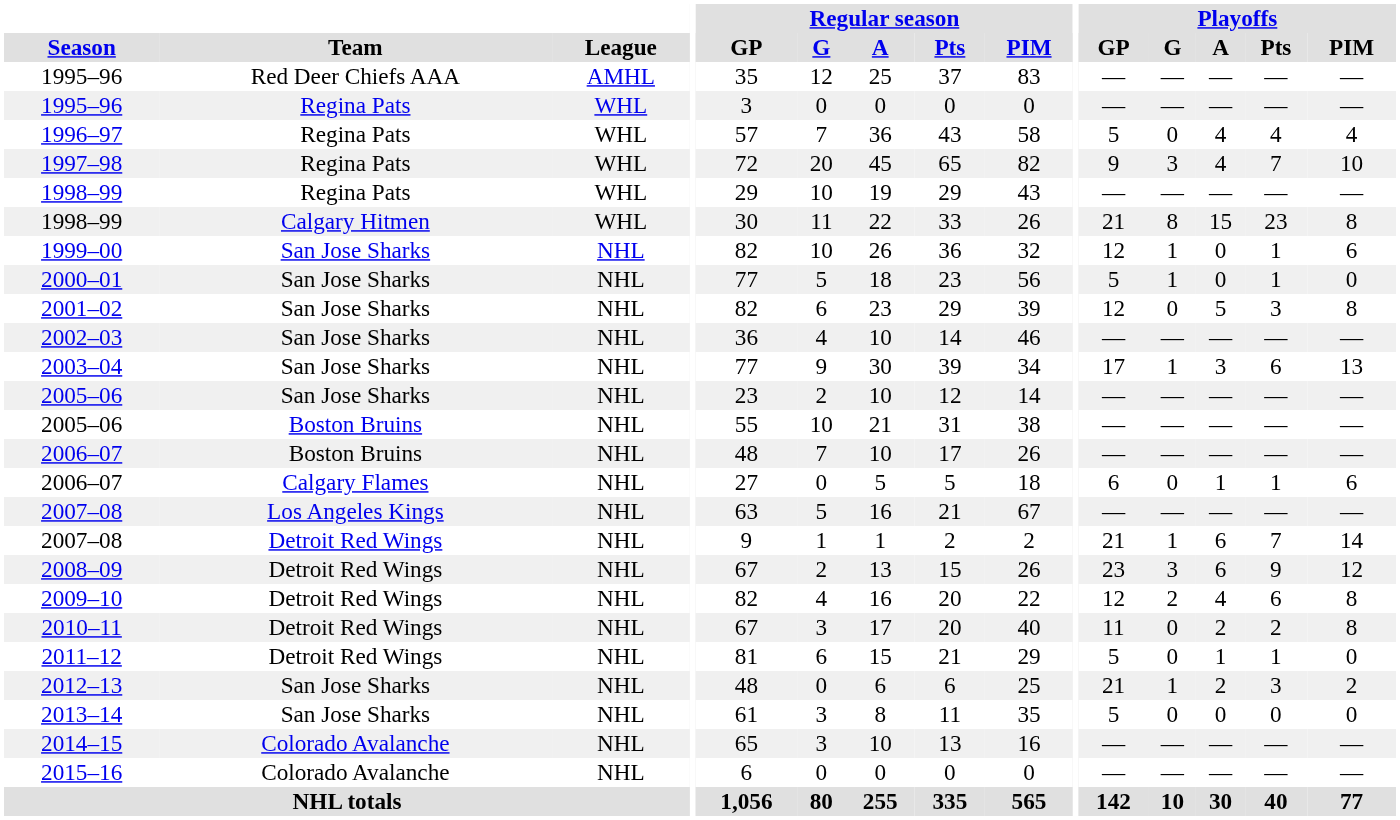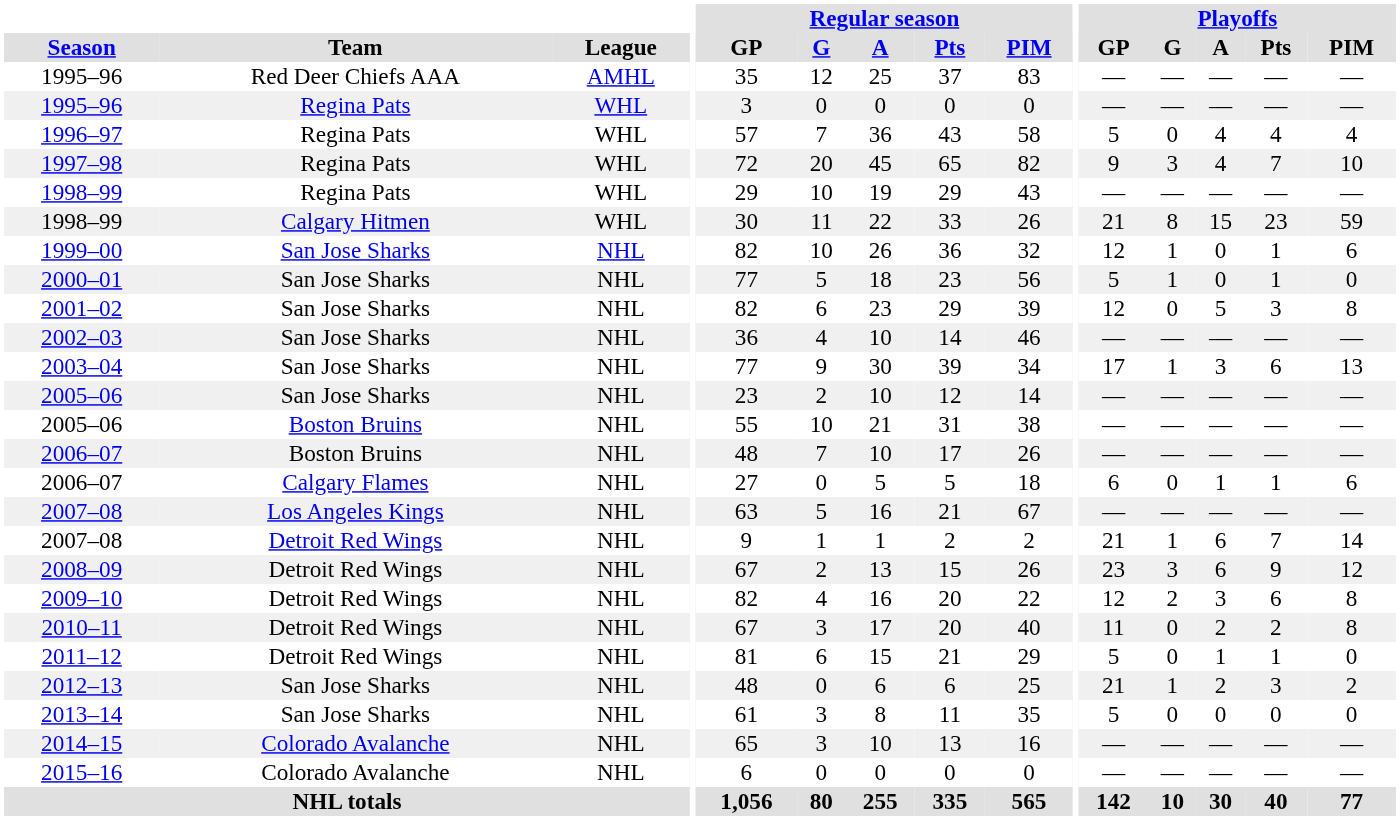(1352, 221) 8 -> (1352, 221) 59
(1221, 598) 4 -> (1221, 598) 3
